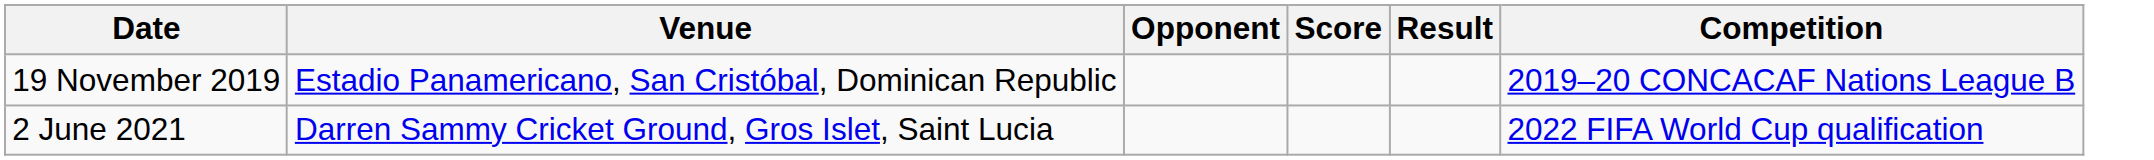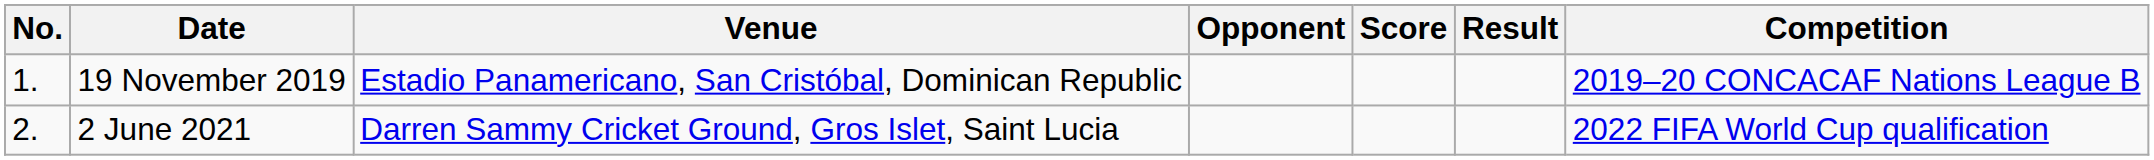+ column: (38, 29)
